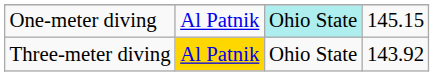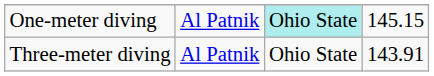(220, 53) gold background -> (220, 53) no background
(396, 53) 143.92 -> (396, 53) 143.91
